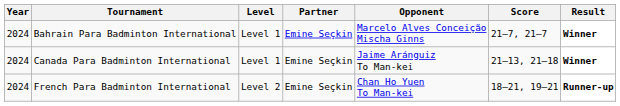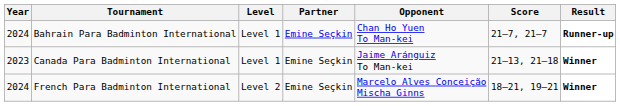(422, 33) Marcelo Alves Conceição Mischa Ginns -> (391, 33) Chan Ho Yuen To Man-kei
(580, 33) Winner -> (588, 33) Runner-up
(18, 60) 2024 -> (18, 60) 2023
(391, 87) Chan Ho Yuen To Man-kei -> (422, 87) Marcelo Alves Conceição Mischa Ginns
(588, 87) Runner-up -> (580, 87) Winner
